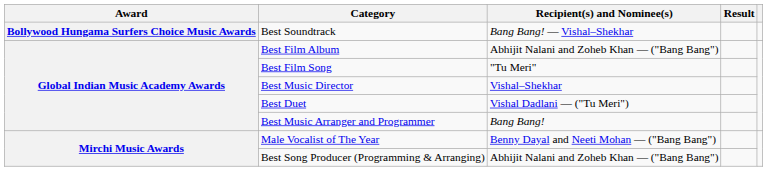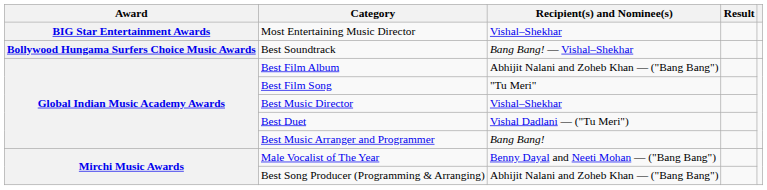+ row: (338, 31)
